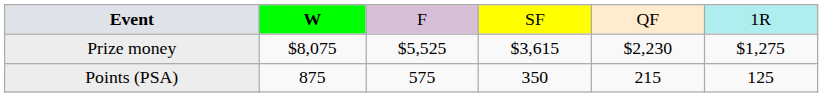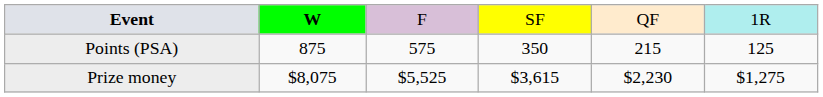rows swapped: (132, 77) <-> (132, 48)
